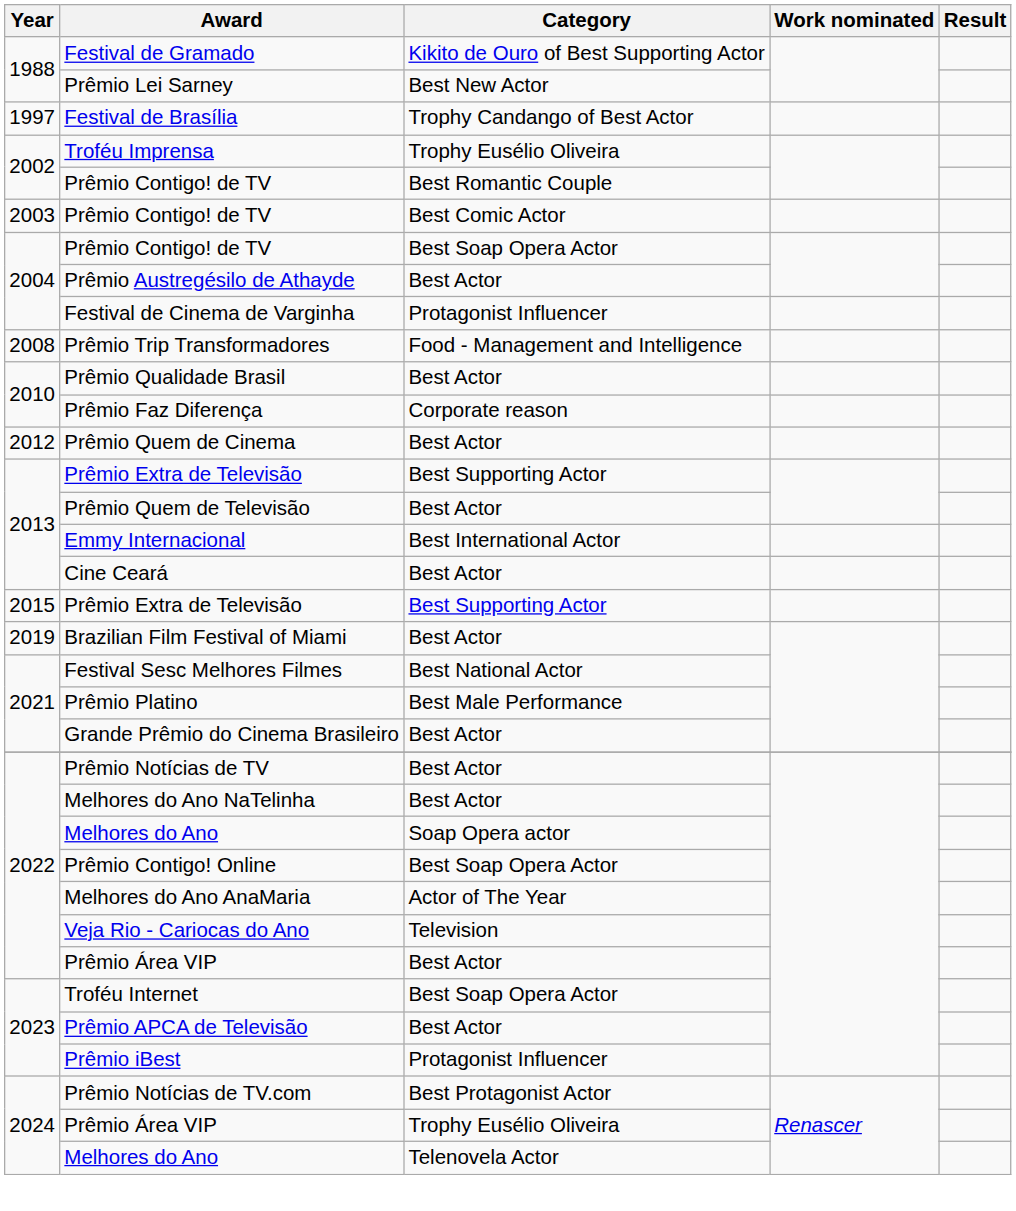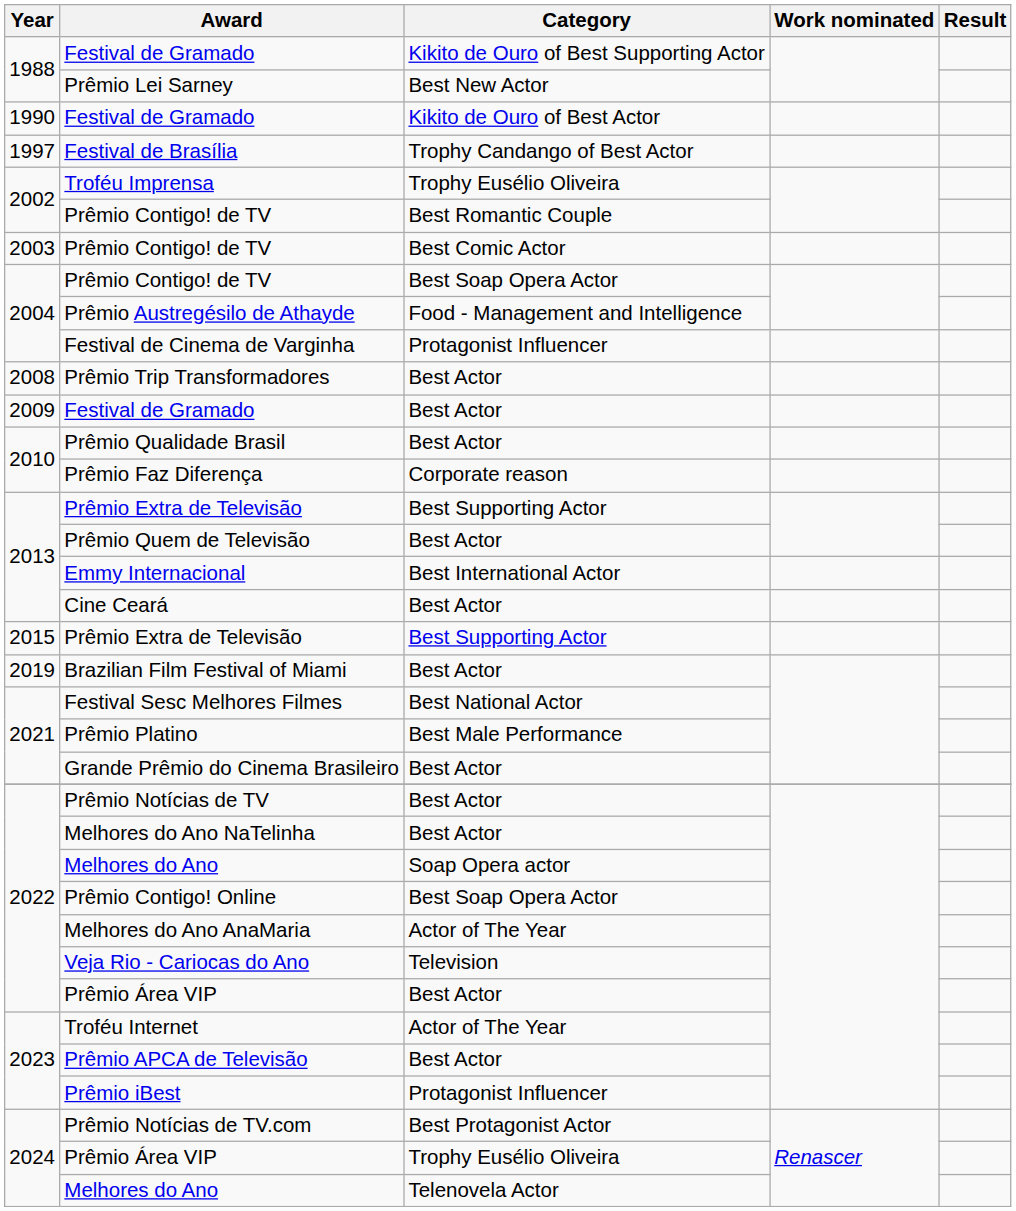+ row: (32, 118)
(455, 280) Best Actor -> (575, 313) Food - Management and Intelligence
(575, 345) Food - Management and Intelligence -> (455, 378) Best Actor
+ row: (32, 410)
- row: (32, 442)
(513, 995) Best Soap Opera Actor -> (487, 1027) Actor of The Year
